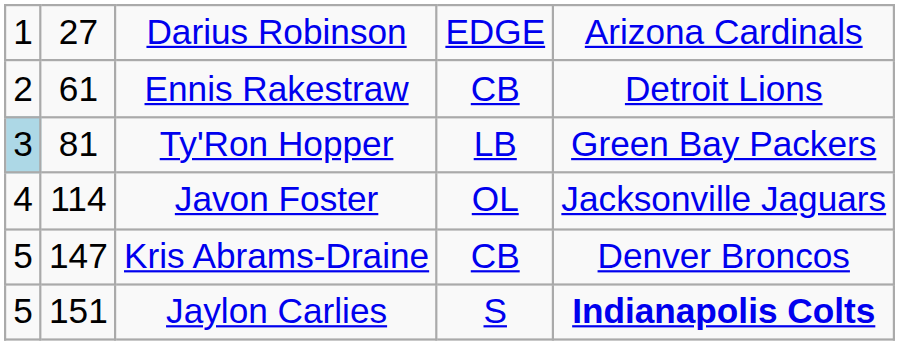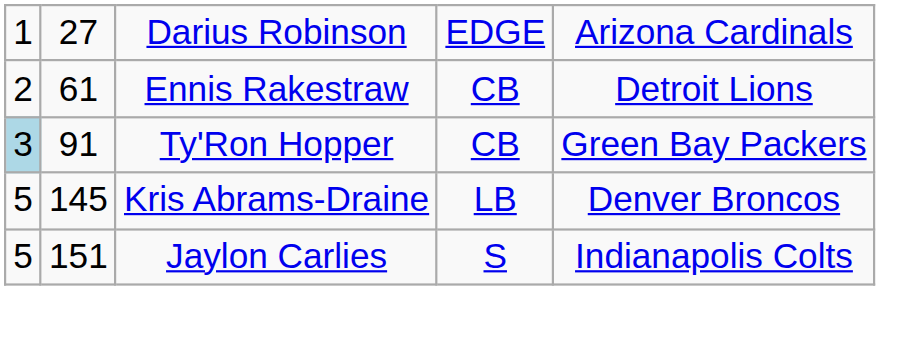(78, 144) 81 -> (78, 144) 91
(495, 144) LB -> (495, 144) CB
- row: (277, 199)
(78, 255) 147 -> (78, 199) 145
(495, 255) CB -> (495, 199) LB
(724, 311) bold -> (714, 255) normal
